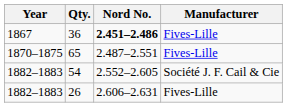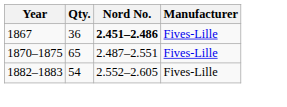(221, 72) Société J. F. Cail & Cie -> (191, 72) Fives-Lille
- row: (75, 92)
